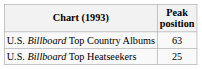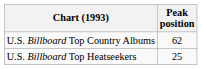(177, 40) 63 -> (177, 40) 62
